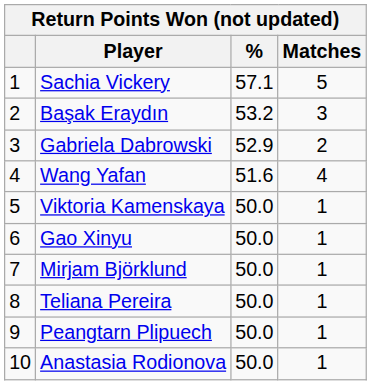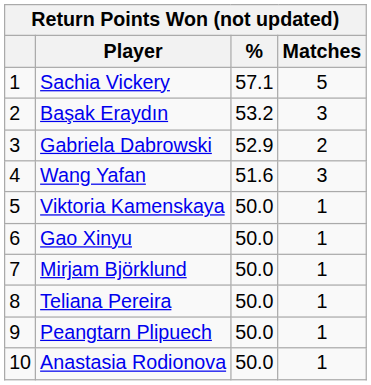(322, 176) 4 -> (322, 176) 3
